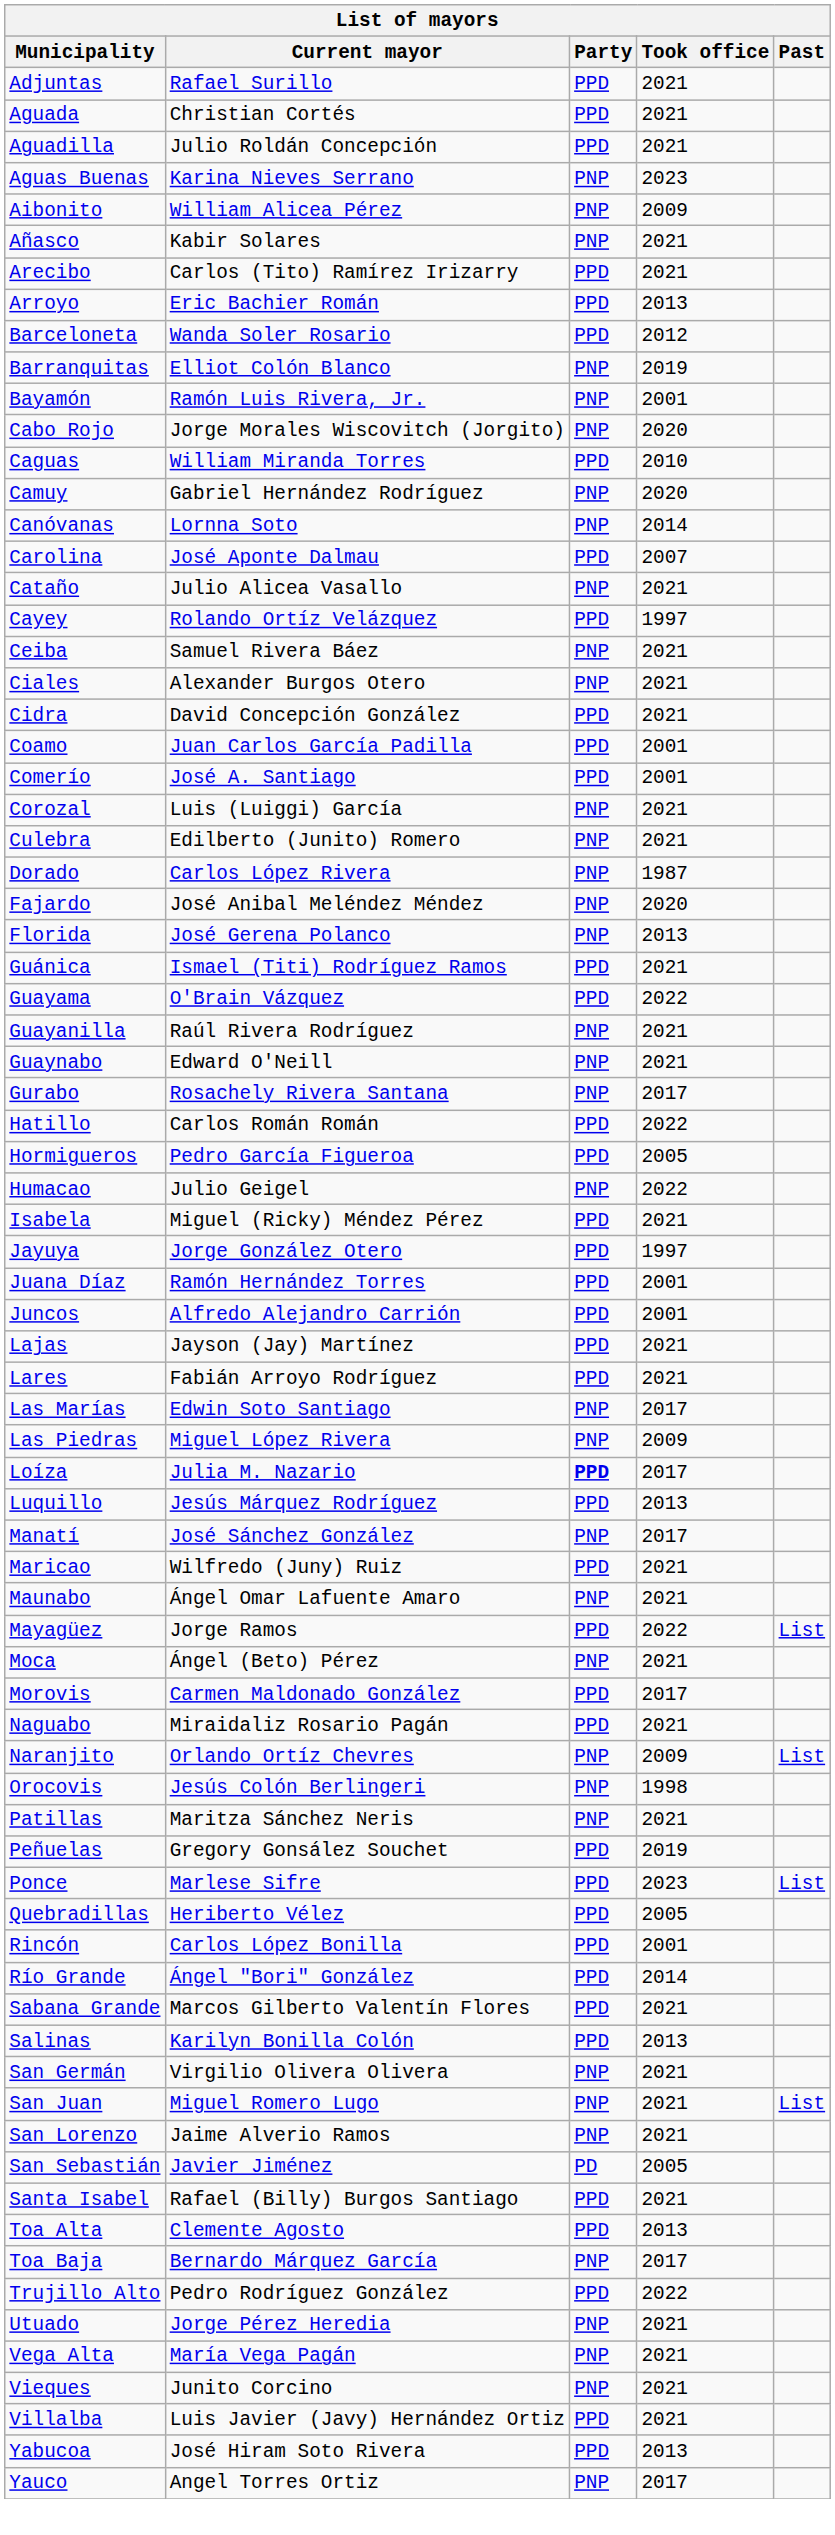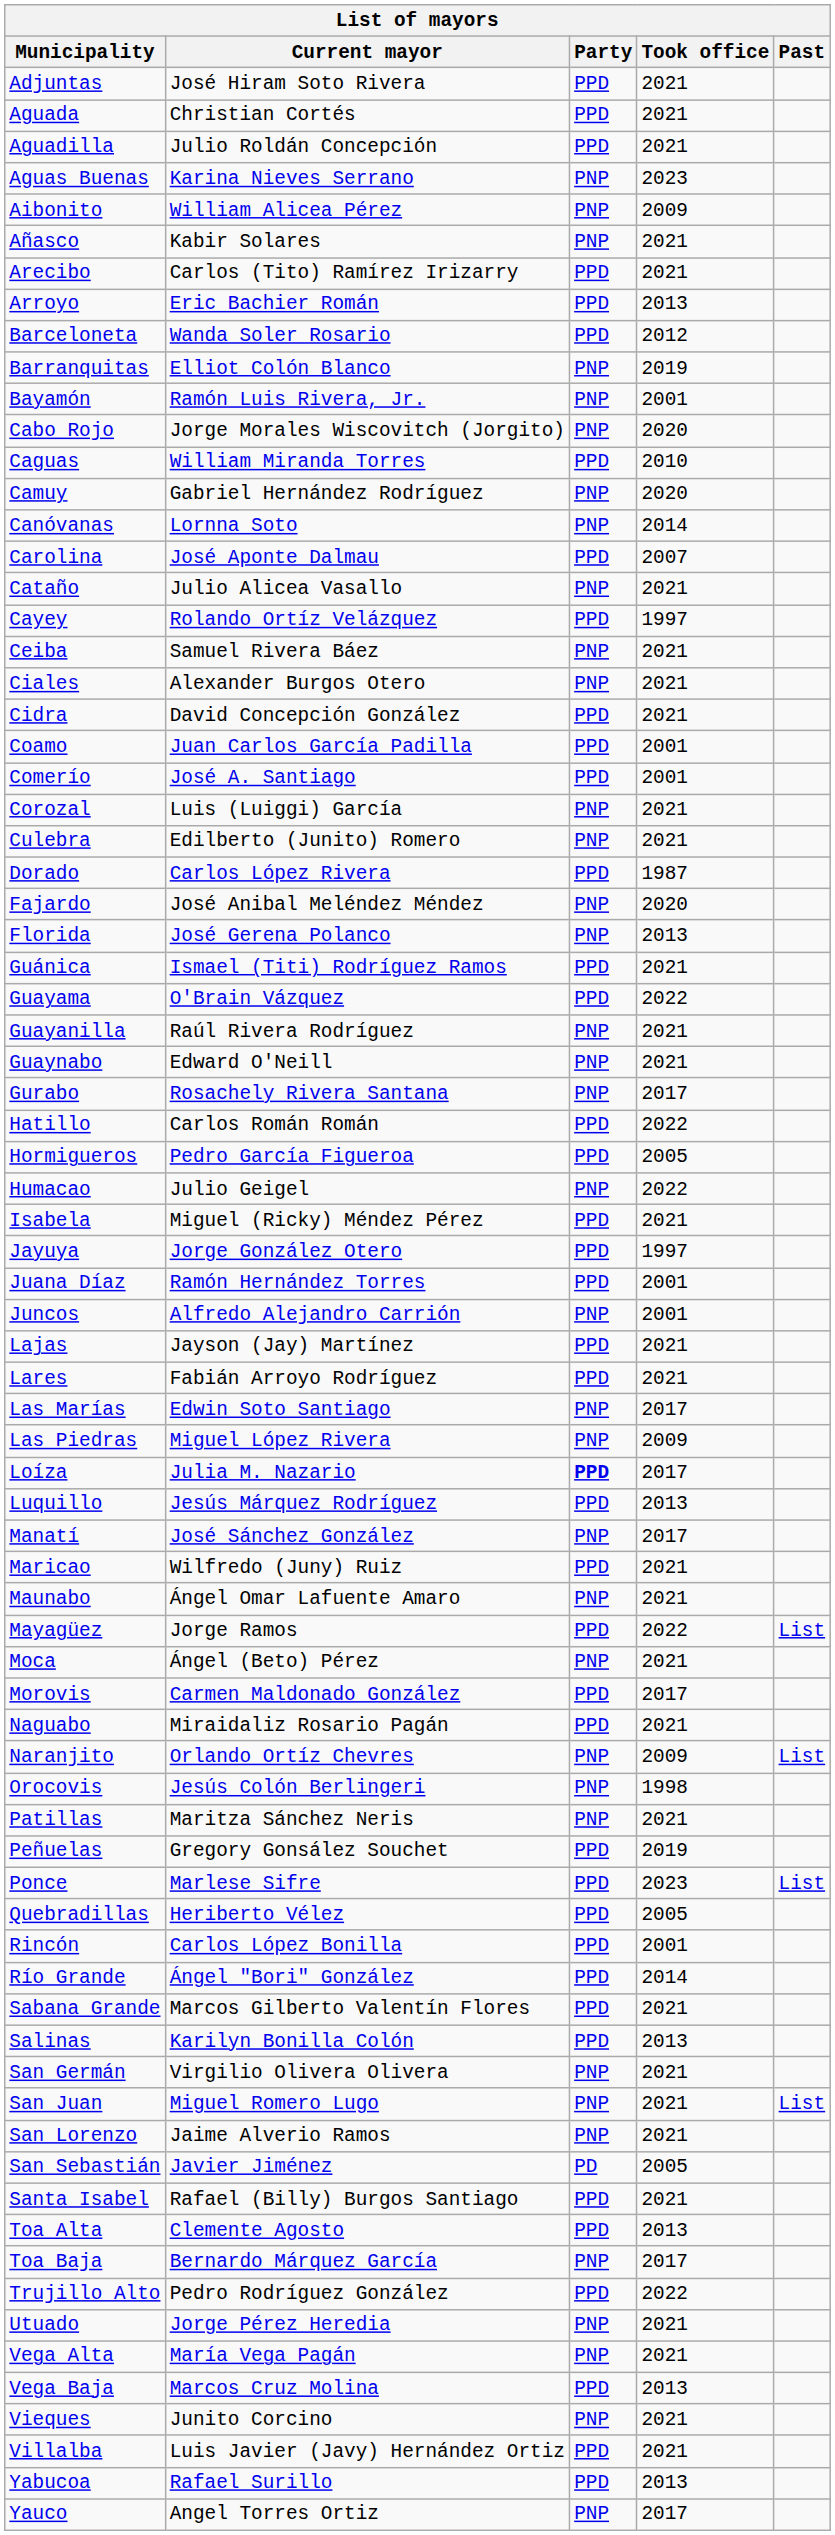(251, 84) Rafael Surillo -> (298, 84) José Hiram Soto Rivera
(592, 873) PNP -> (592, 873) PPD
(592, 1315) PPD -> (592, 1315) PNP
+ row: (62, 2388)
(298, 2451) José Hiram Soto Rivera -> (251, 2483) Rafael Surillo
